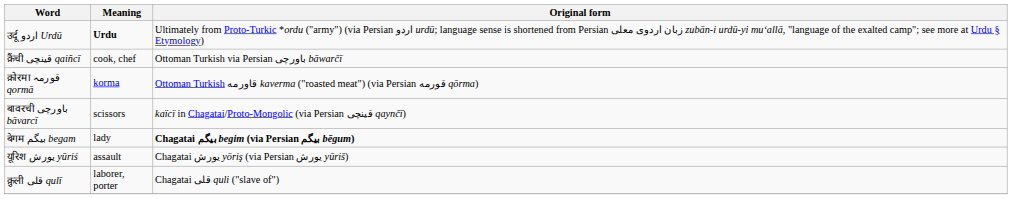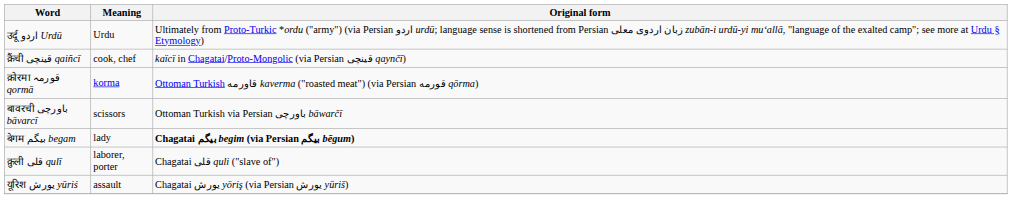(105, 34) bold -> (104, 34) normal
(249, 58) Ottoman Turkish via Persian باورچی bāwarčī -> (281, 58) kaïcï in Chagatai/Proto-Mongolic (via Persian قینچی qaynčī)
(281, 113) kaïcï in Chagatai/Proto-Mongolic (via Persian قینچی qaynčī) -> (249, 113) Ottoman Turkish via Persian باورچی bāwarčī
rows swapped: (34, 180) <-> (42, 157)
